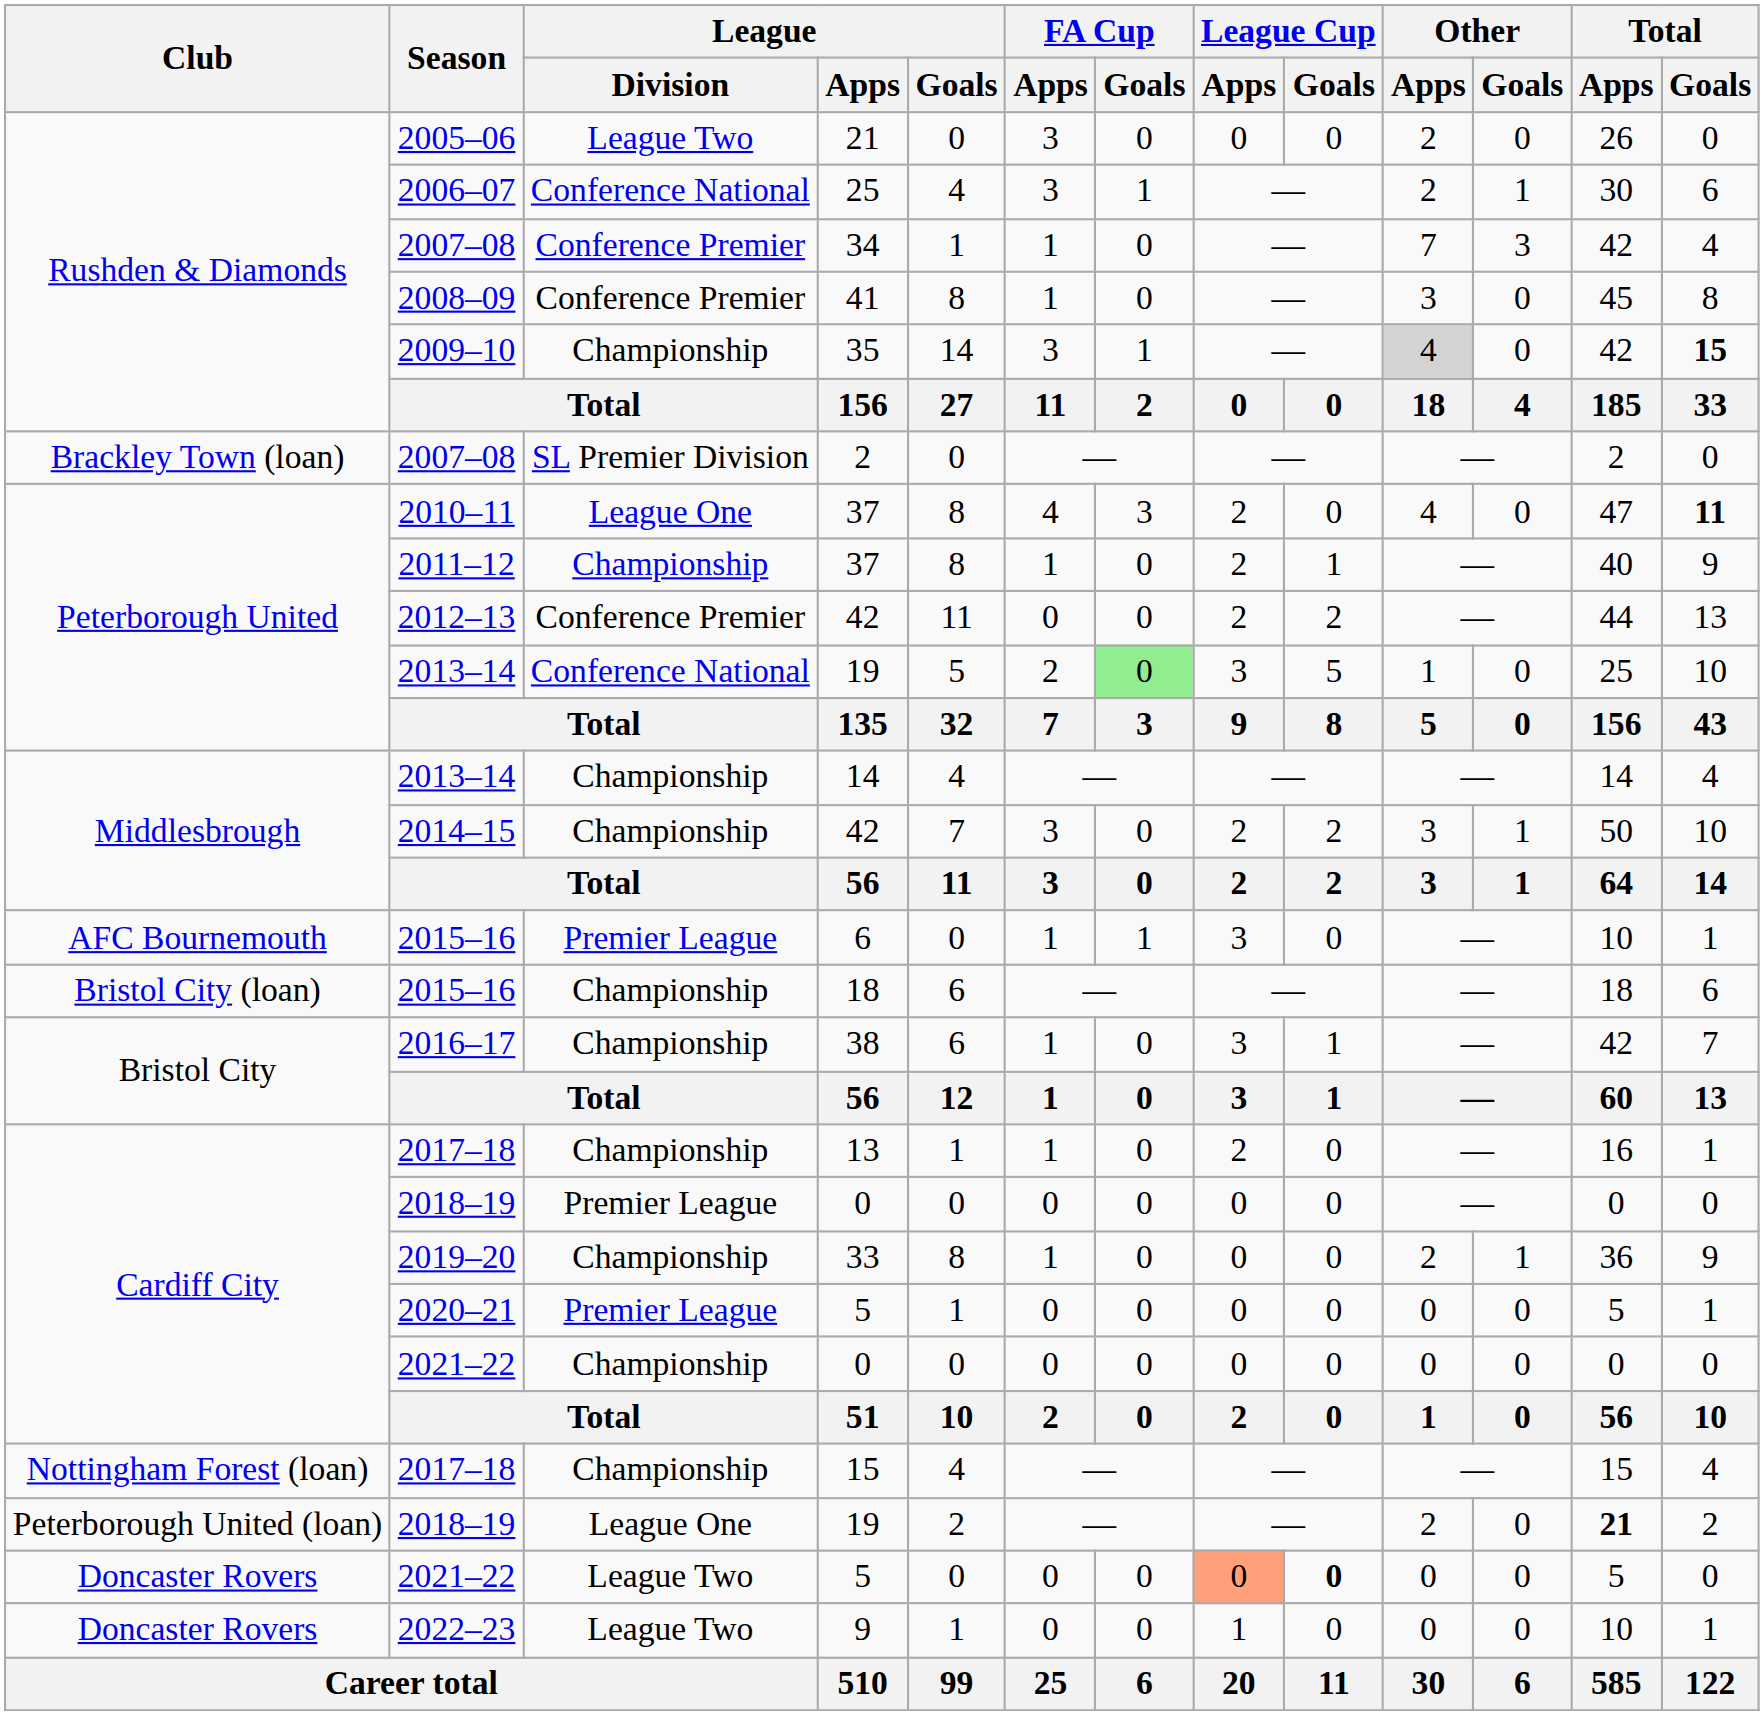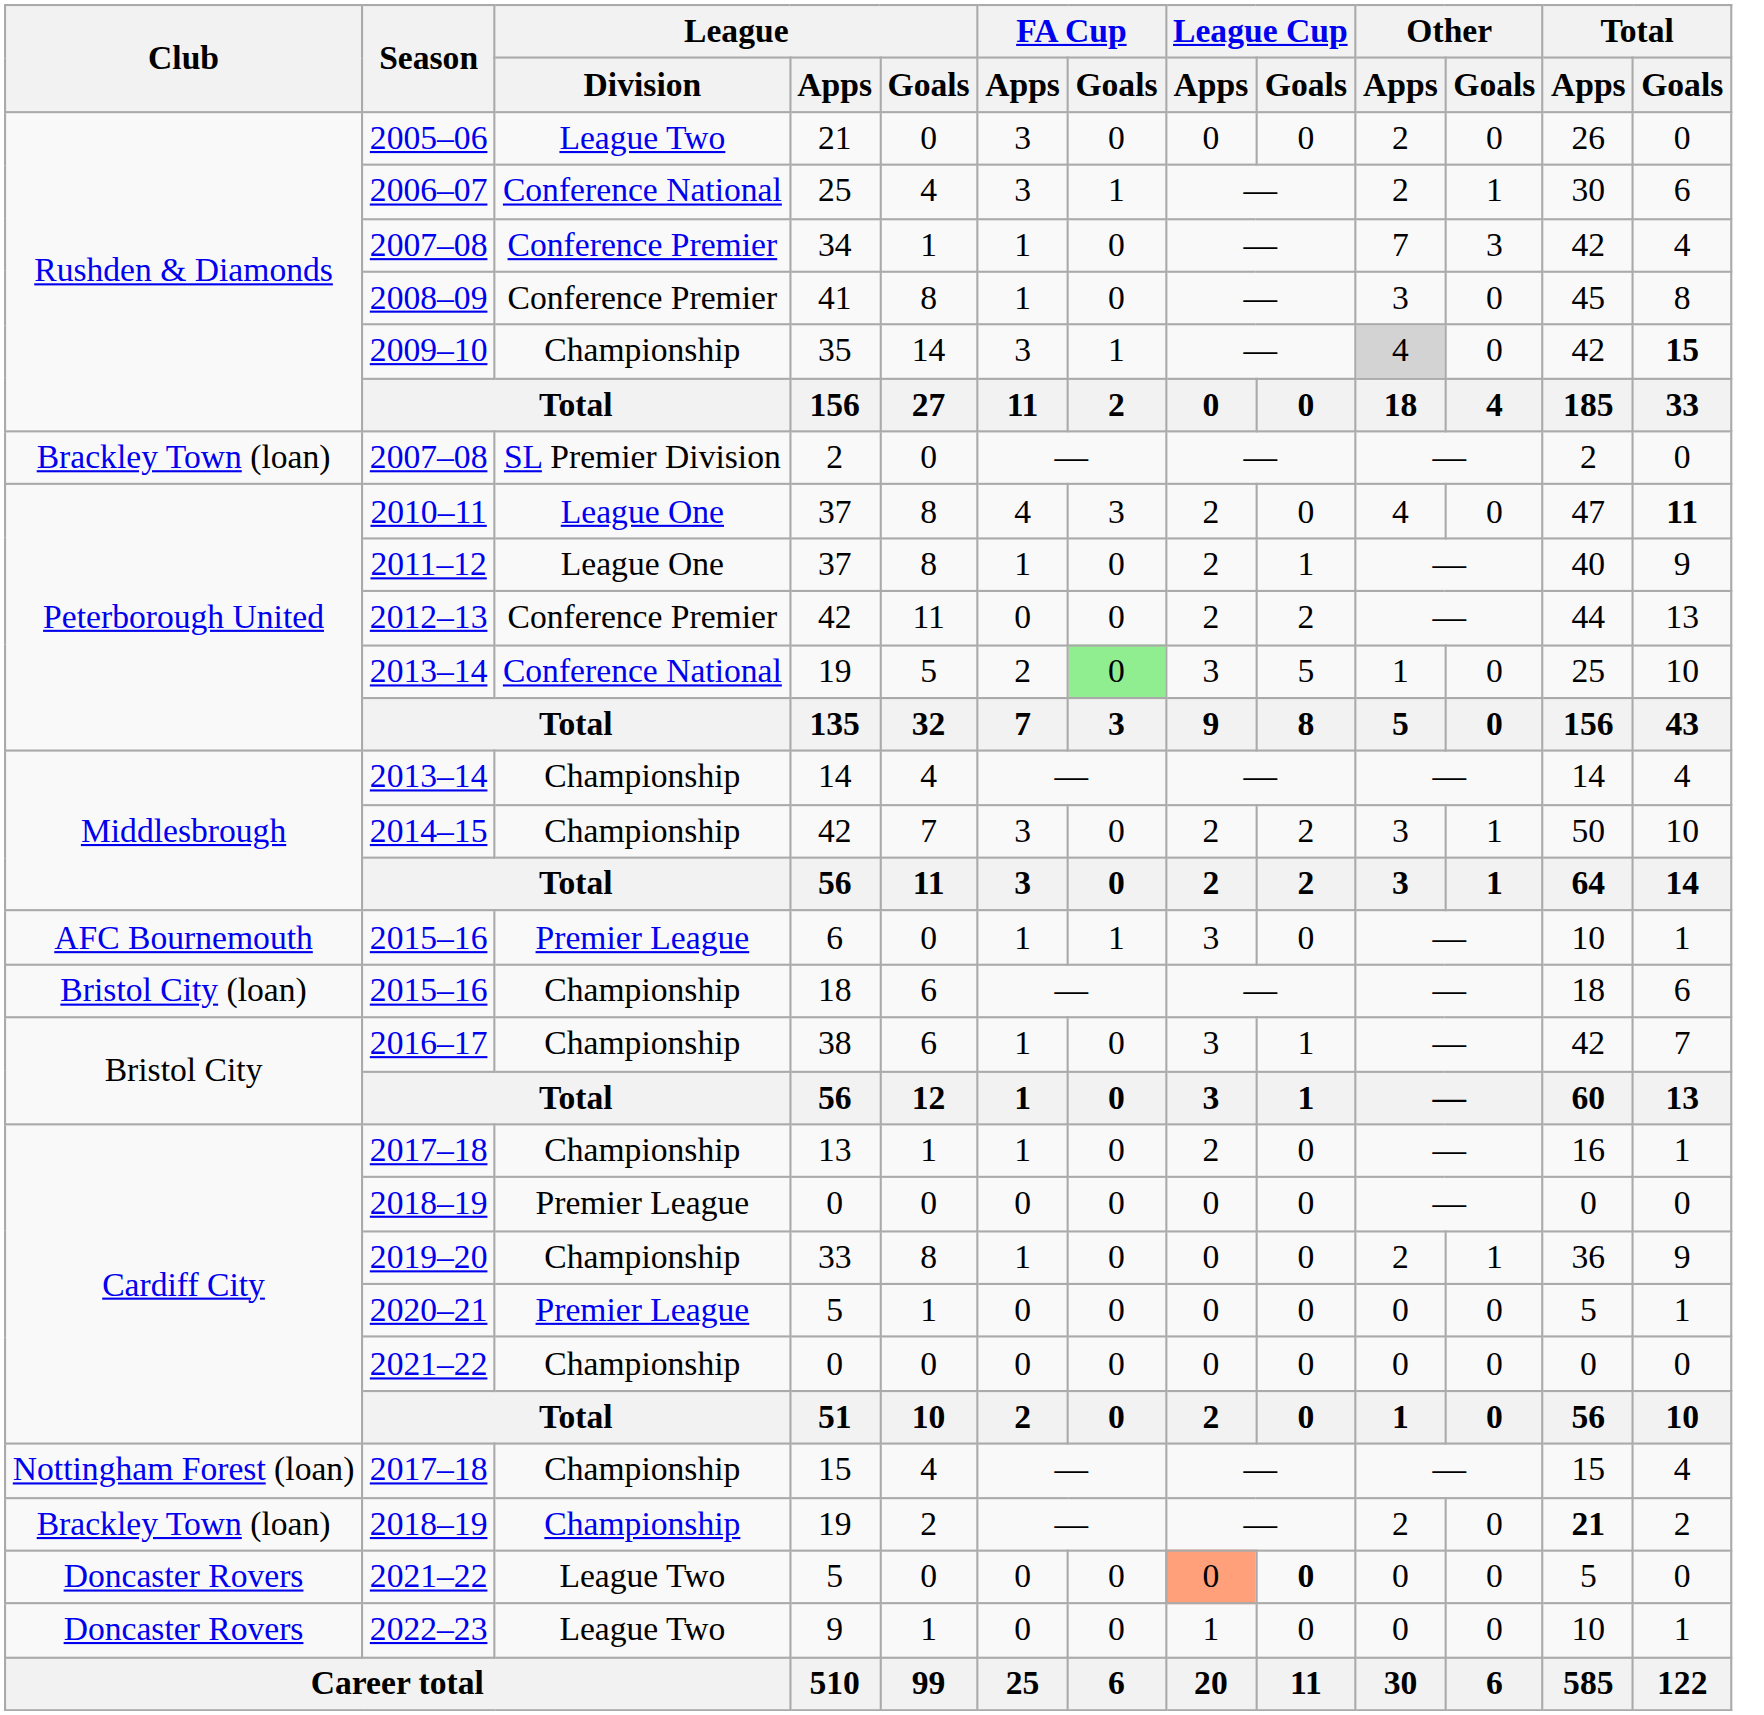(670, 564) Championship -> (642, 564) League One
(198, 1523) Peterborough United (loan) -> (184, 1523) Brackley Town (loan)
(670, 1523) League One -> (642, 1523) Championship
